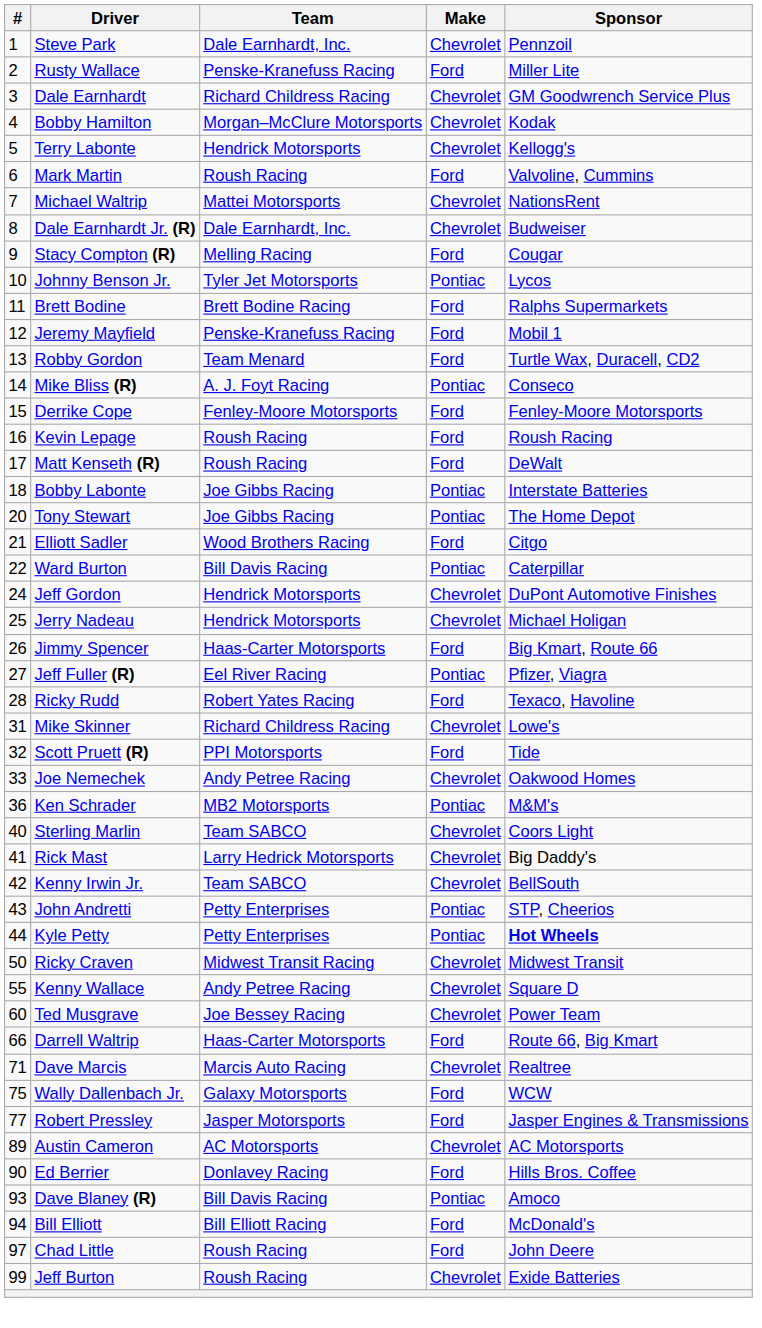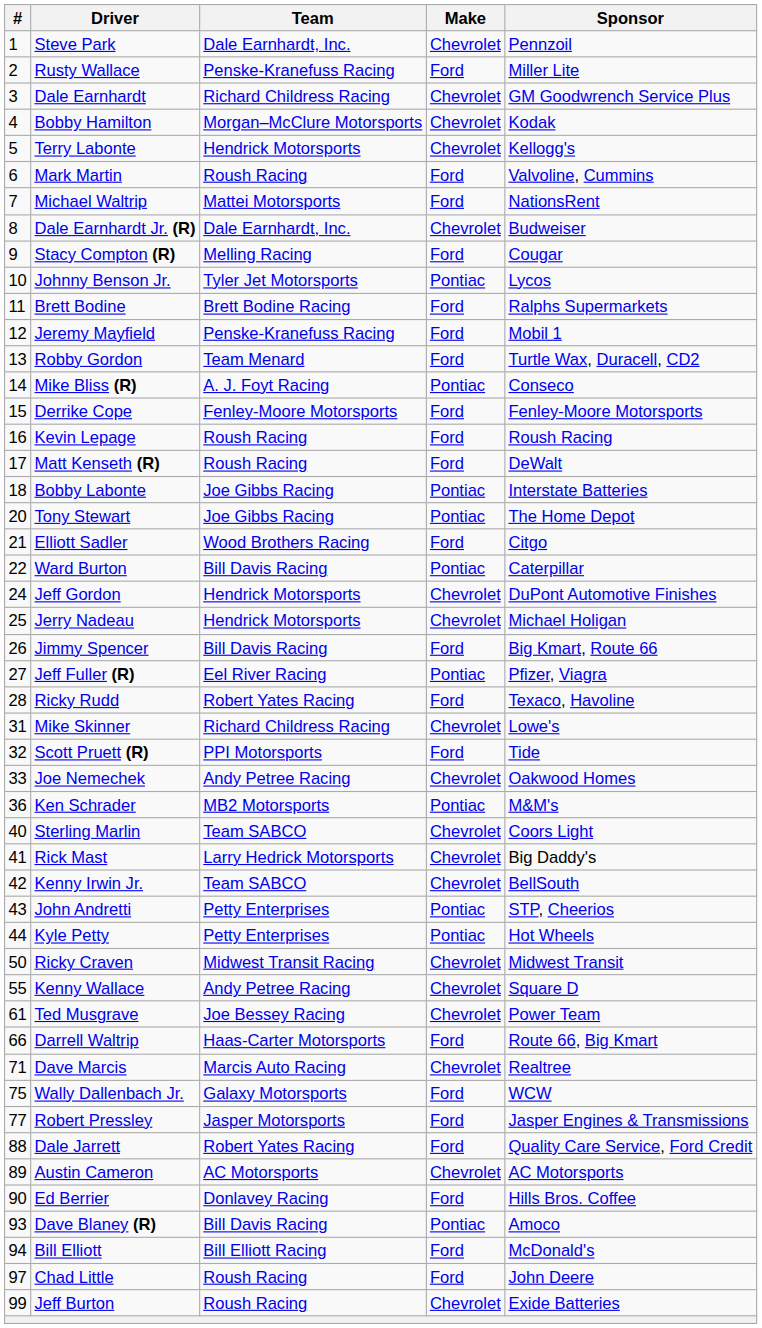(465, 201) Chevrolet -> (447, 201) Ford
(294, 647) Haas-Carter Motorsports -> (265, 647) Bill Davis Racing
(554, 936) bold -> (551, 936) normal
(18, 1015) 60 -> (18, 1015) 61
+ row: (77, 1146)
